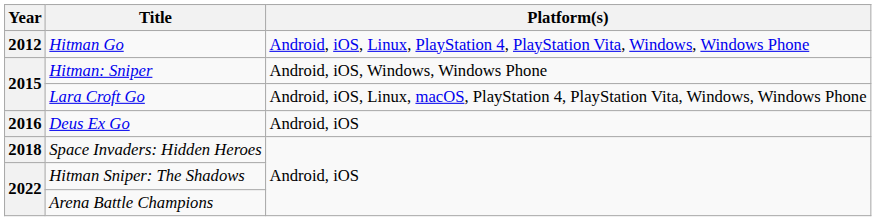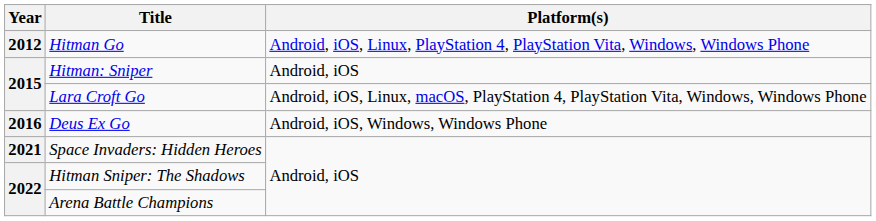(408, 70) Android, iOS, Windows, Windows Phone -> (314, 70) Android, iOS
(314, 123) Android, iOS -> (408, 123) Android, iOS, Windows, Windows Phone
(25, 149) 2018 -> (25, 149) 2021
